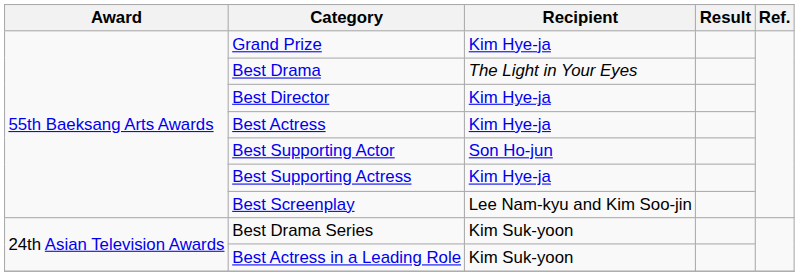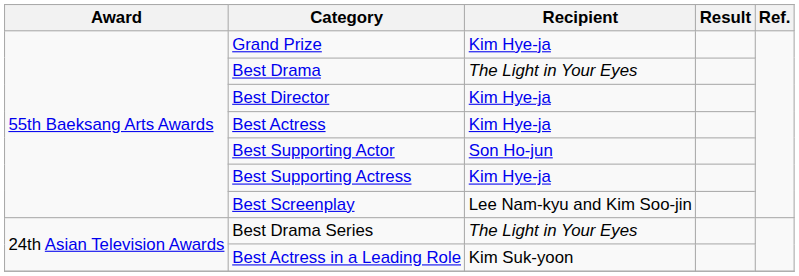(521, 230) Kim Suk-yoon -> (553, 230) The Light in Your Eyes
